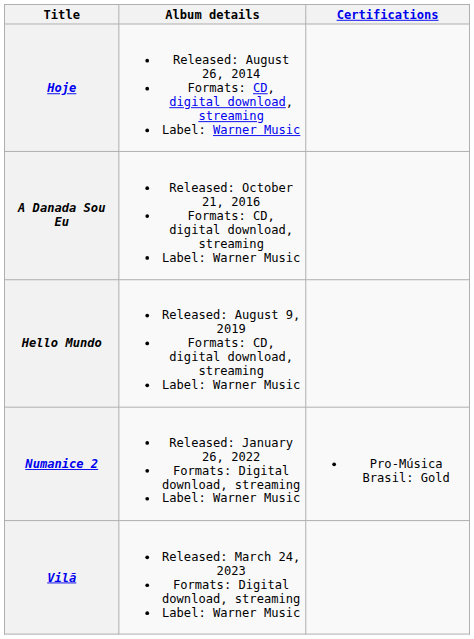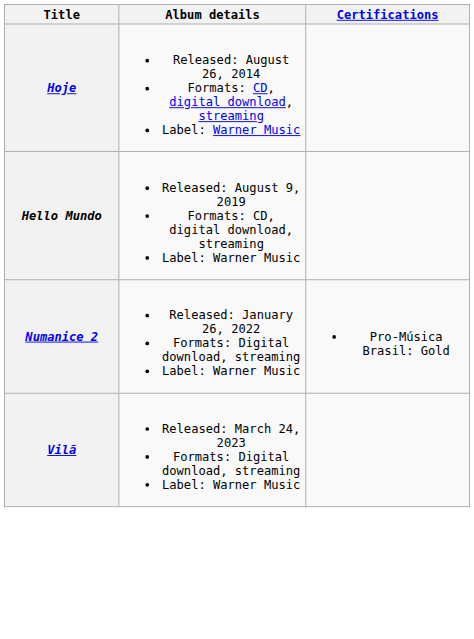- row: (62, 216)
